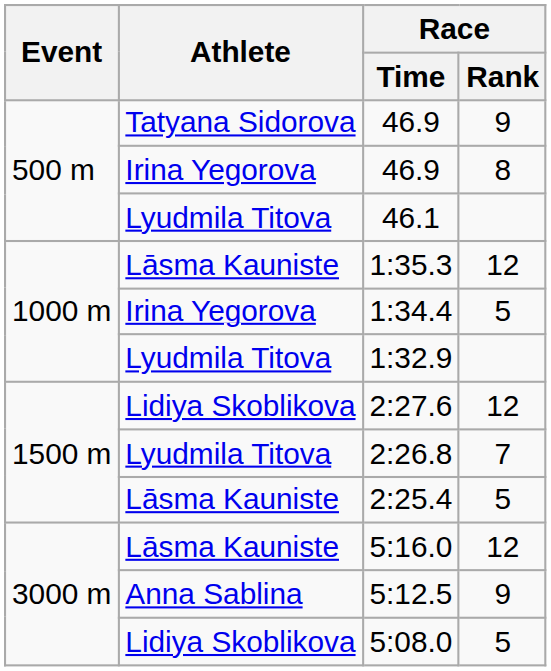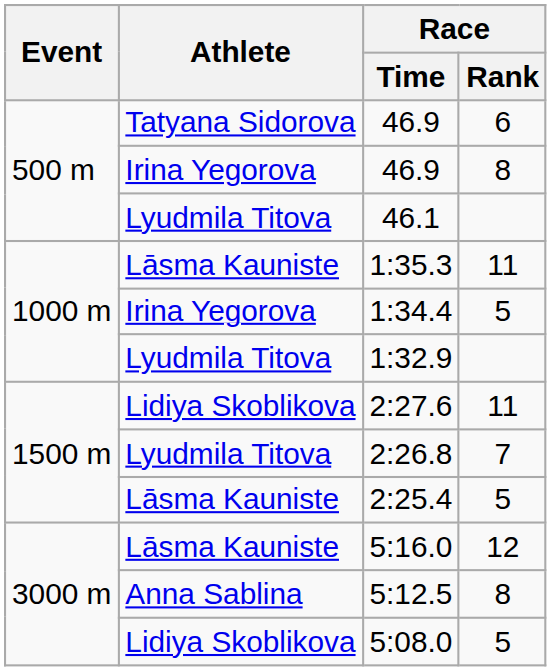(503, 123) 9 -> (503, 123) 6
(503, 264) 12 -> (503, 264) 11
(503, 406) 12 -> (503, 406) 11
(503, 594) 9 -> (503, 594) 8
